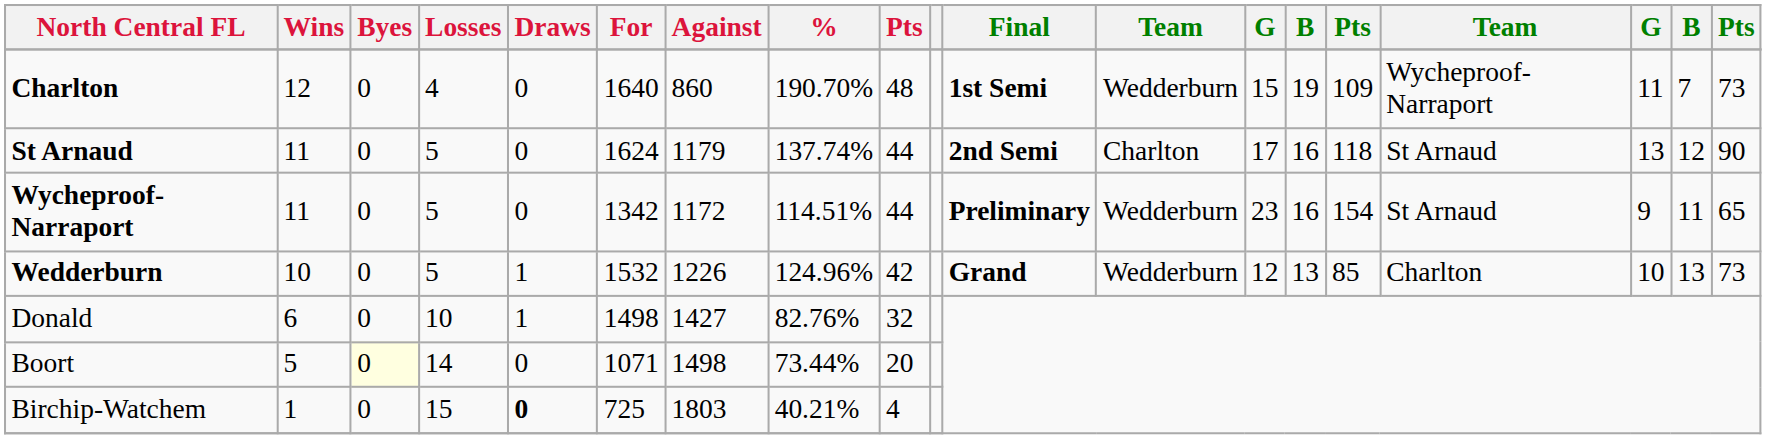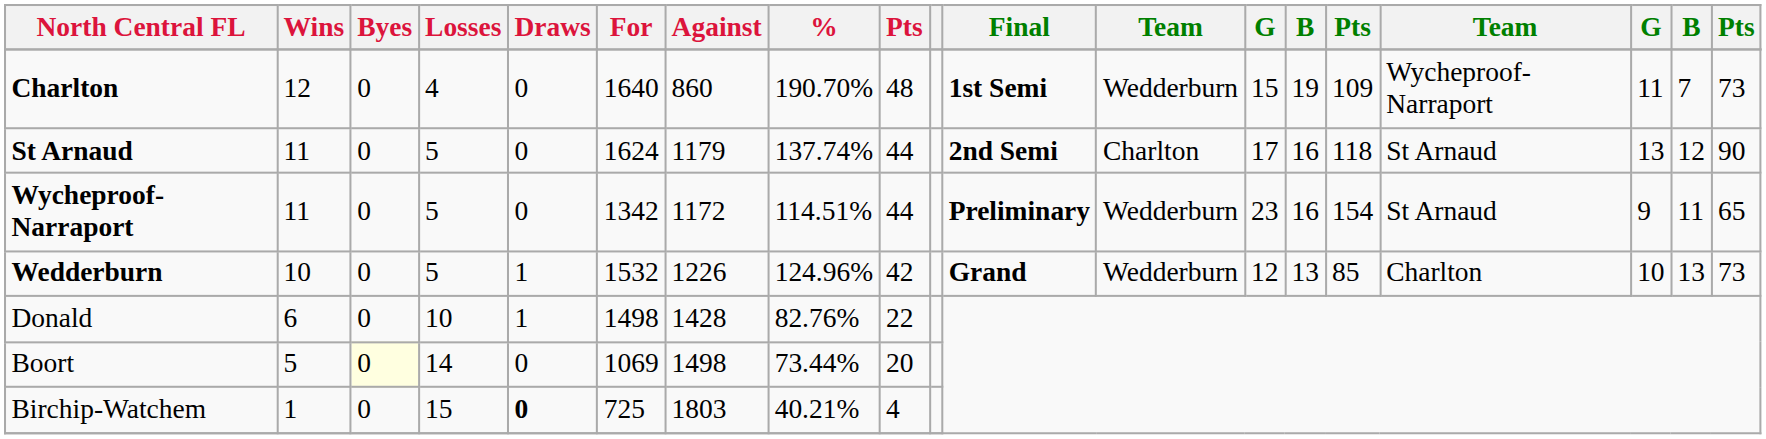(699, 318) 1427 -> (699, 318) 1428
(900, 318) 32 -> (900, 318) 22
(631, 363) 1071 -> (631, 363) 1069
